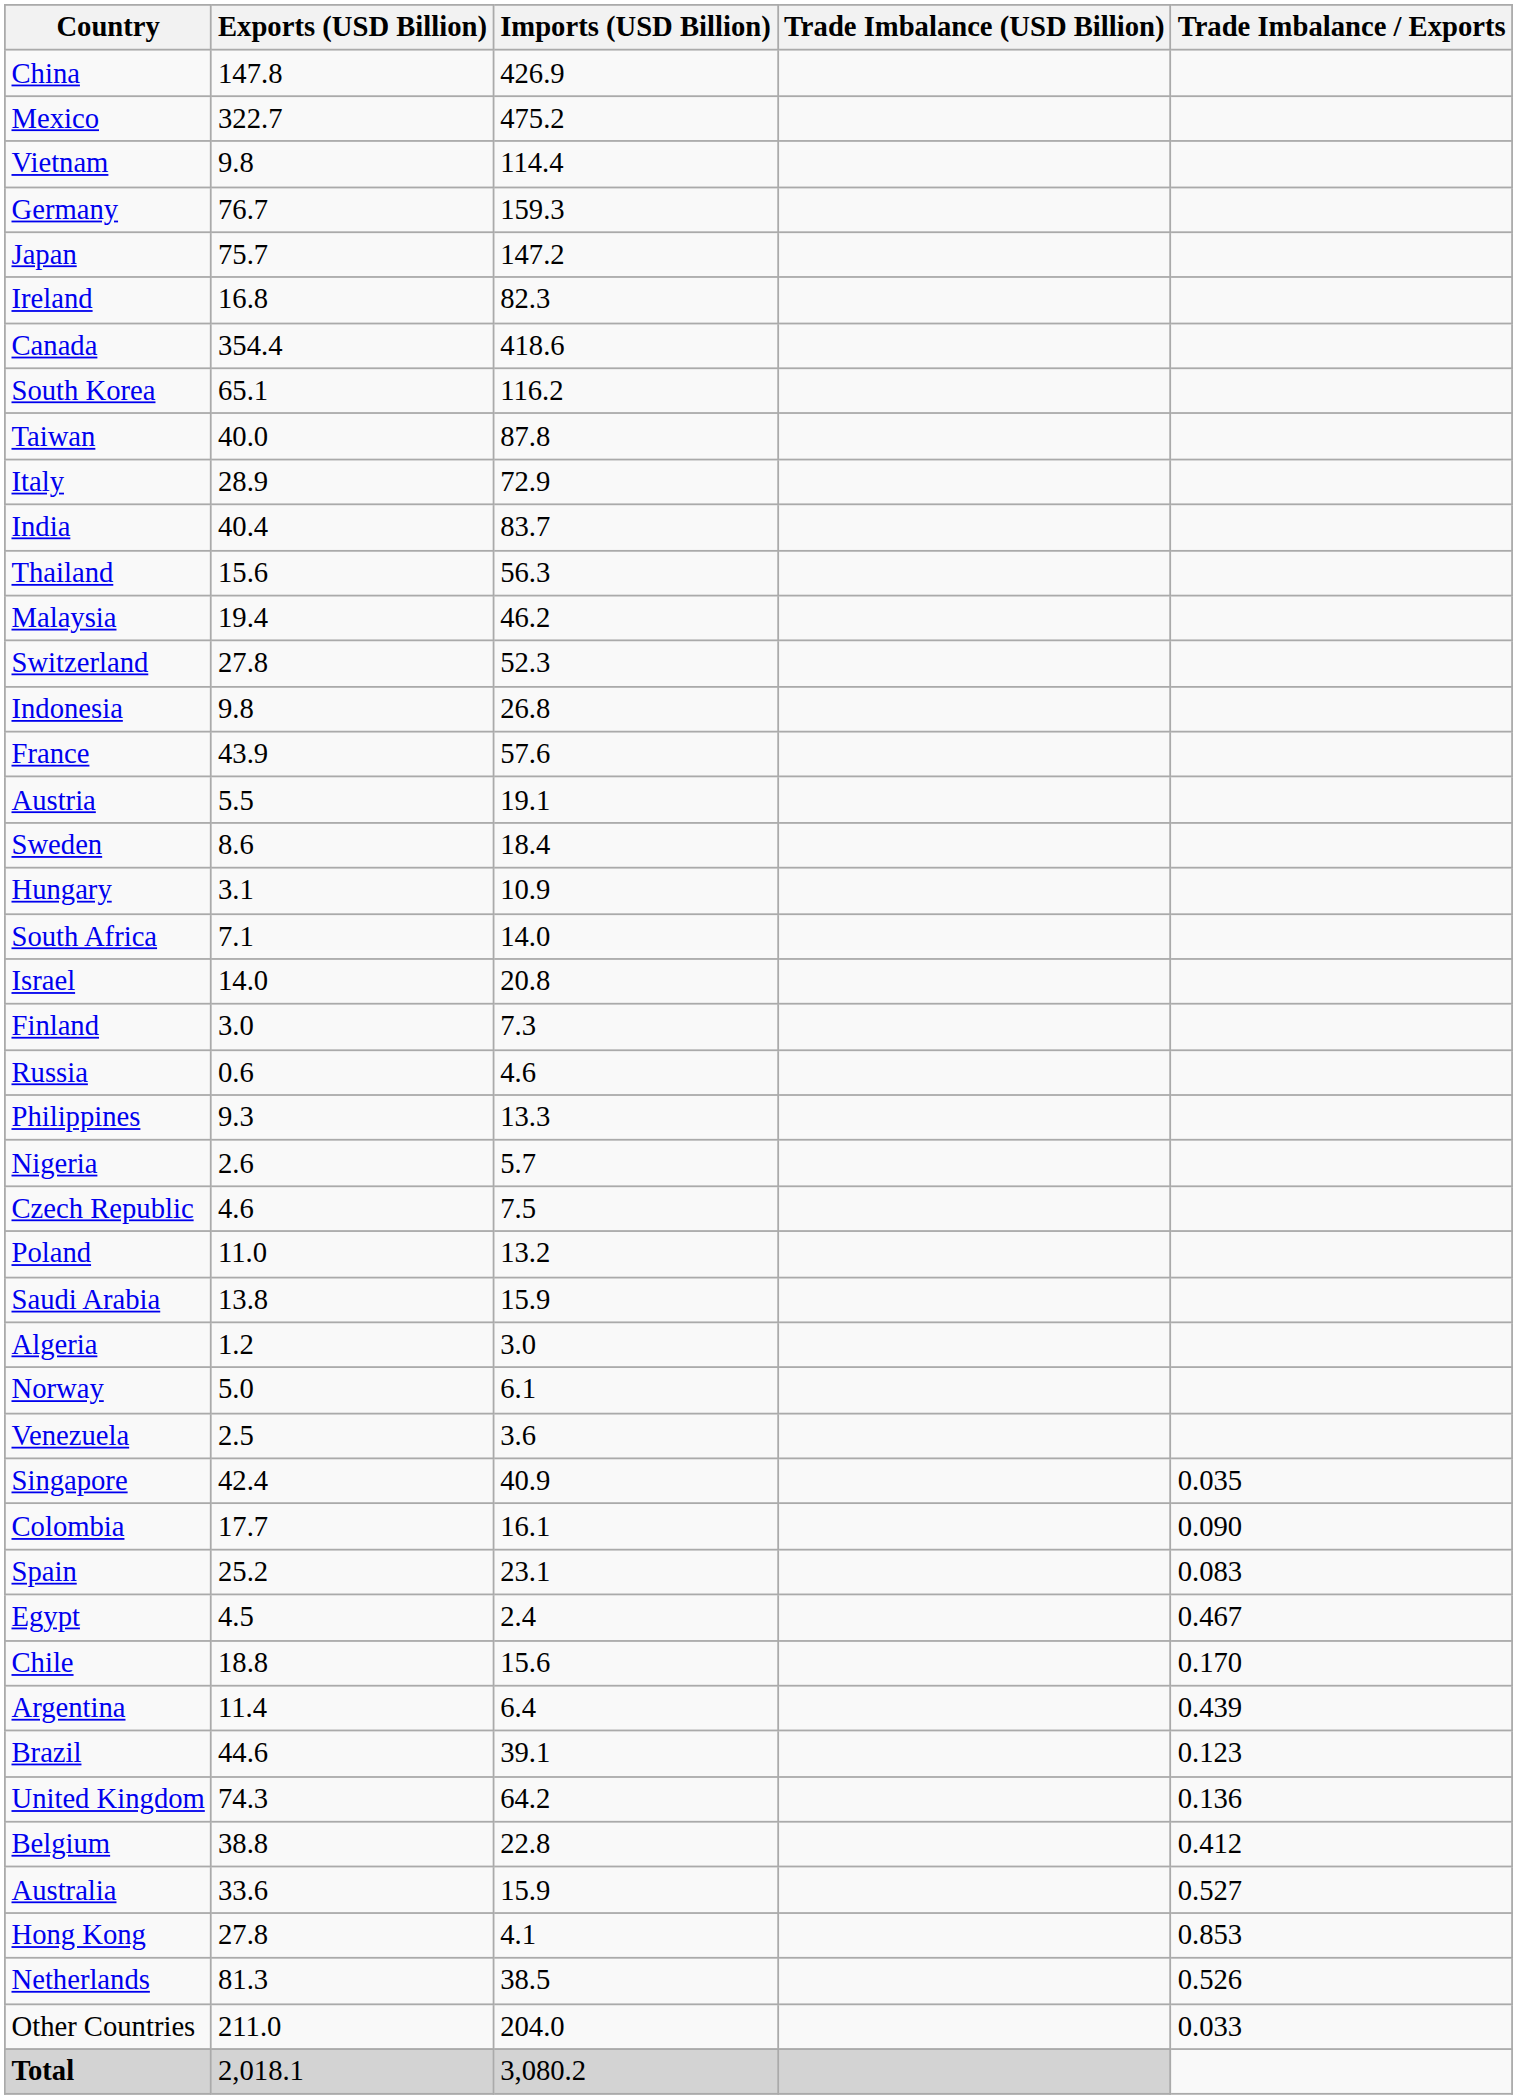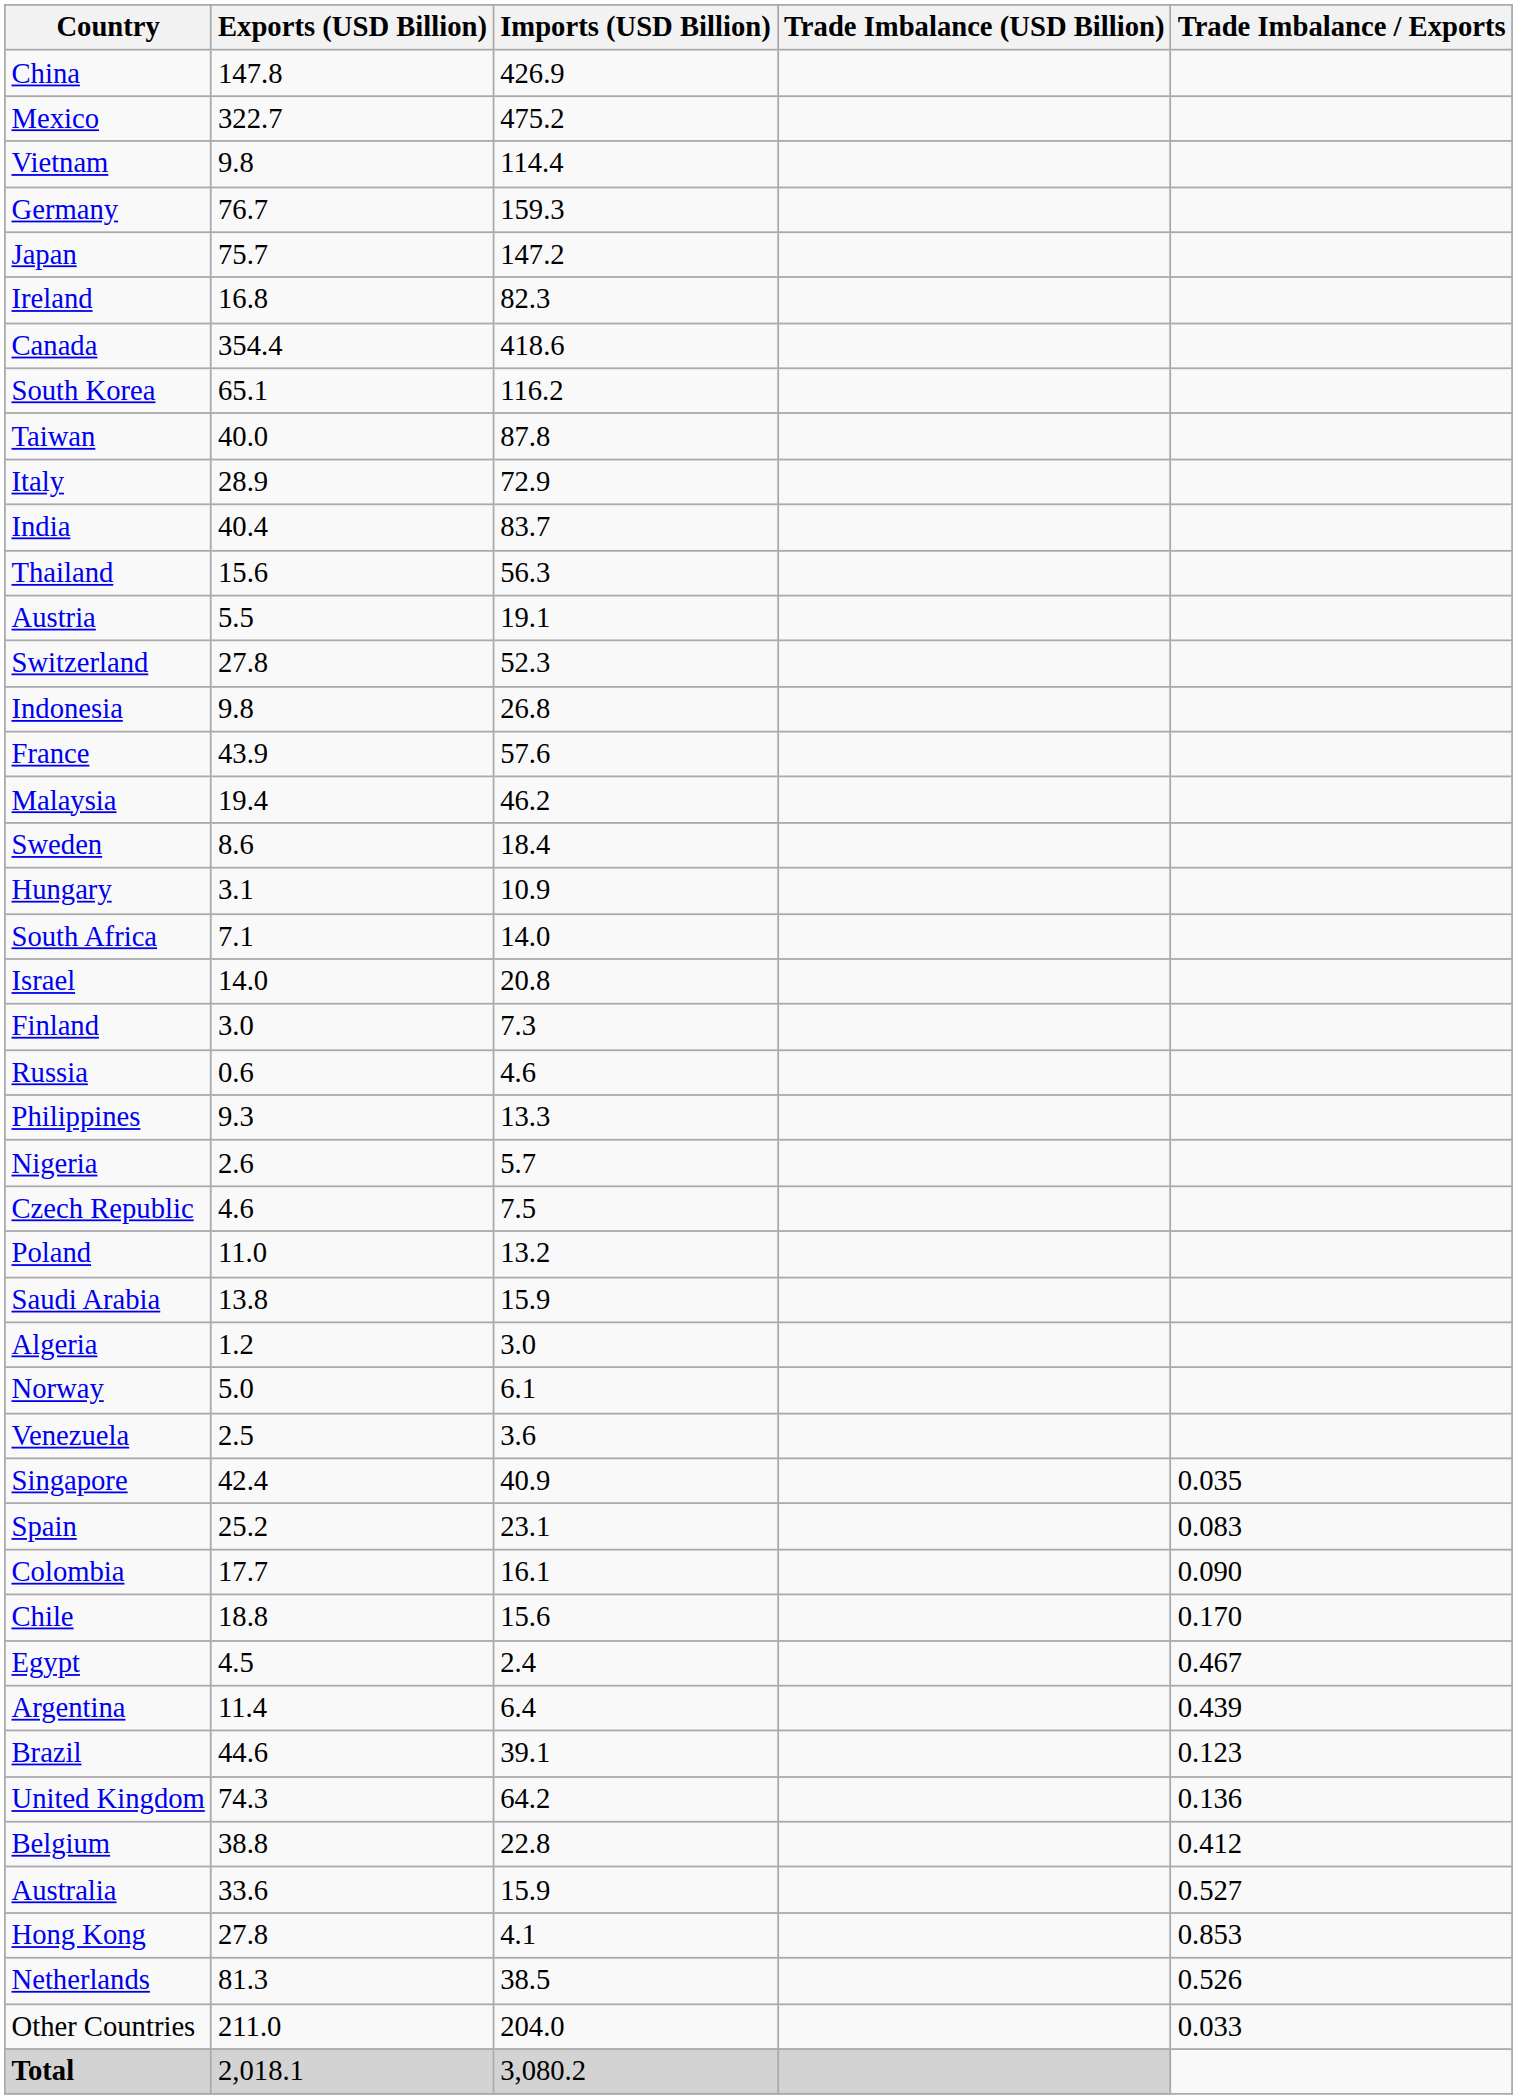rows swapped: (64, 617) <-> (54, 799)
rows swapped: (68, 1526) <-> (44, 1571)
rows swapped: (46, 1616) <-> (43, 1662)
